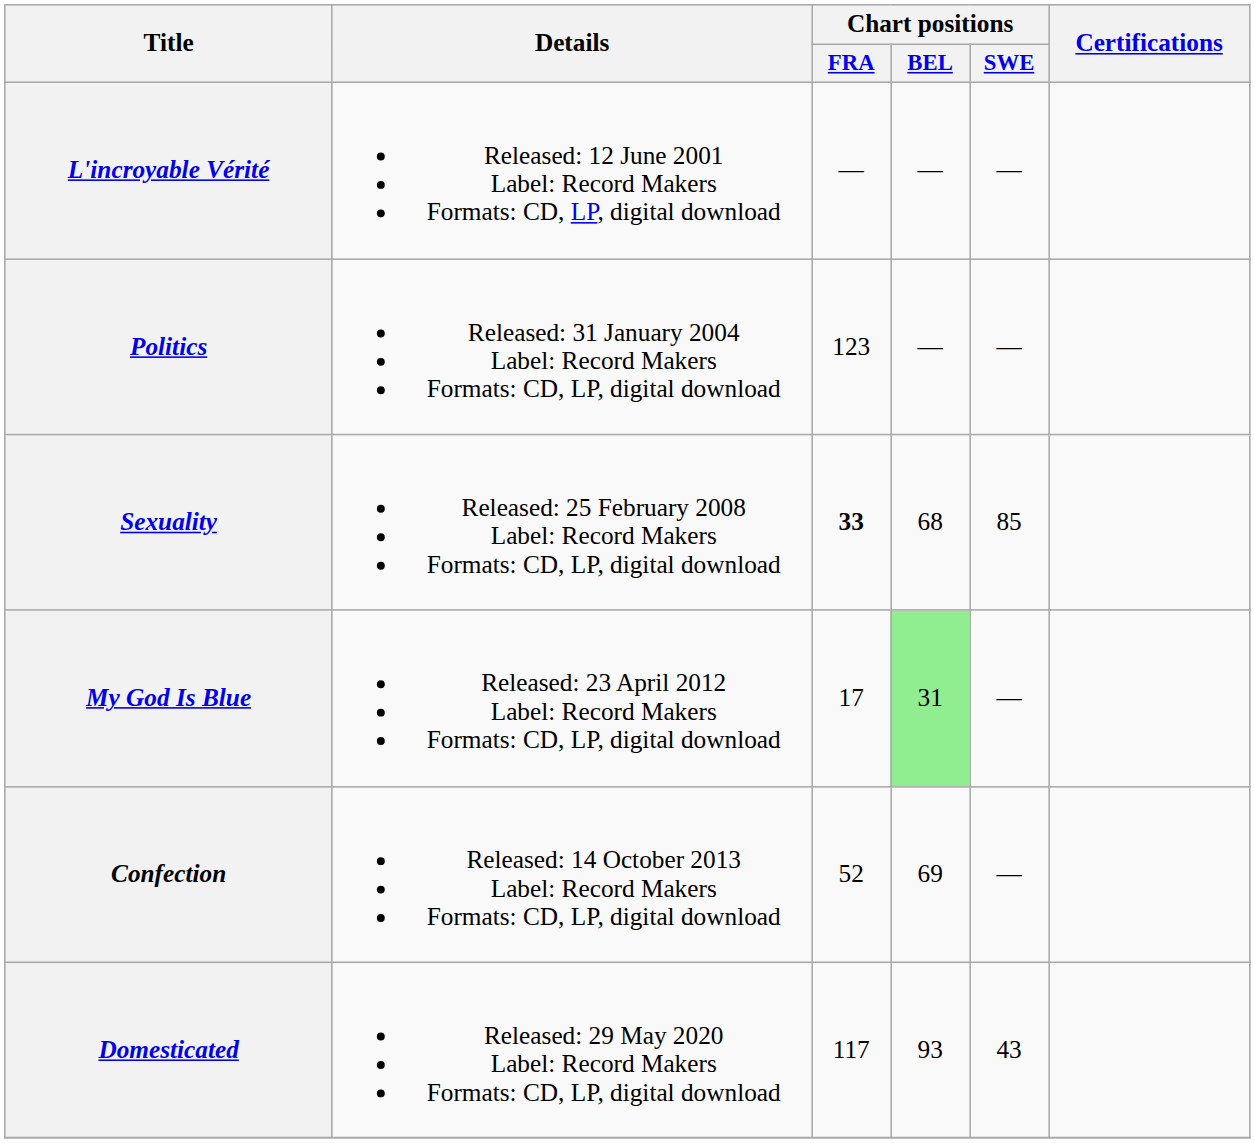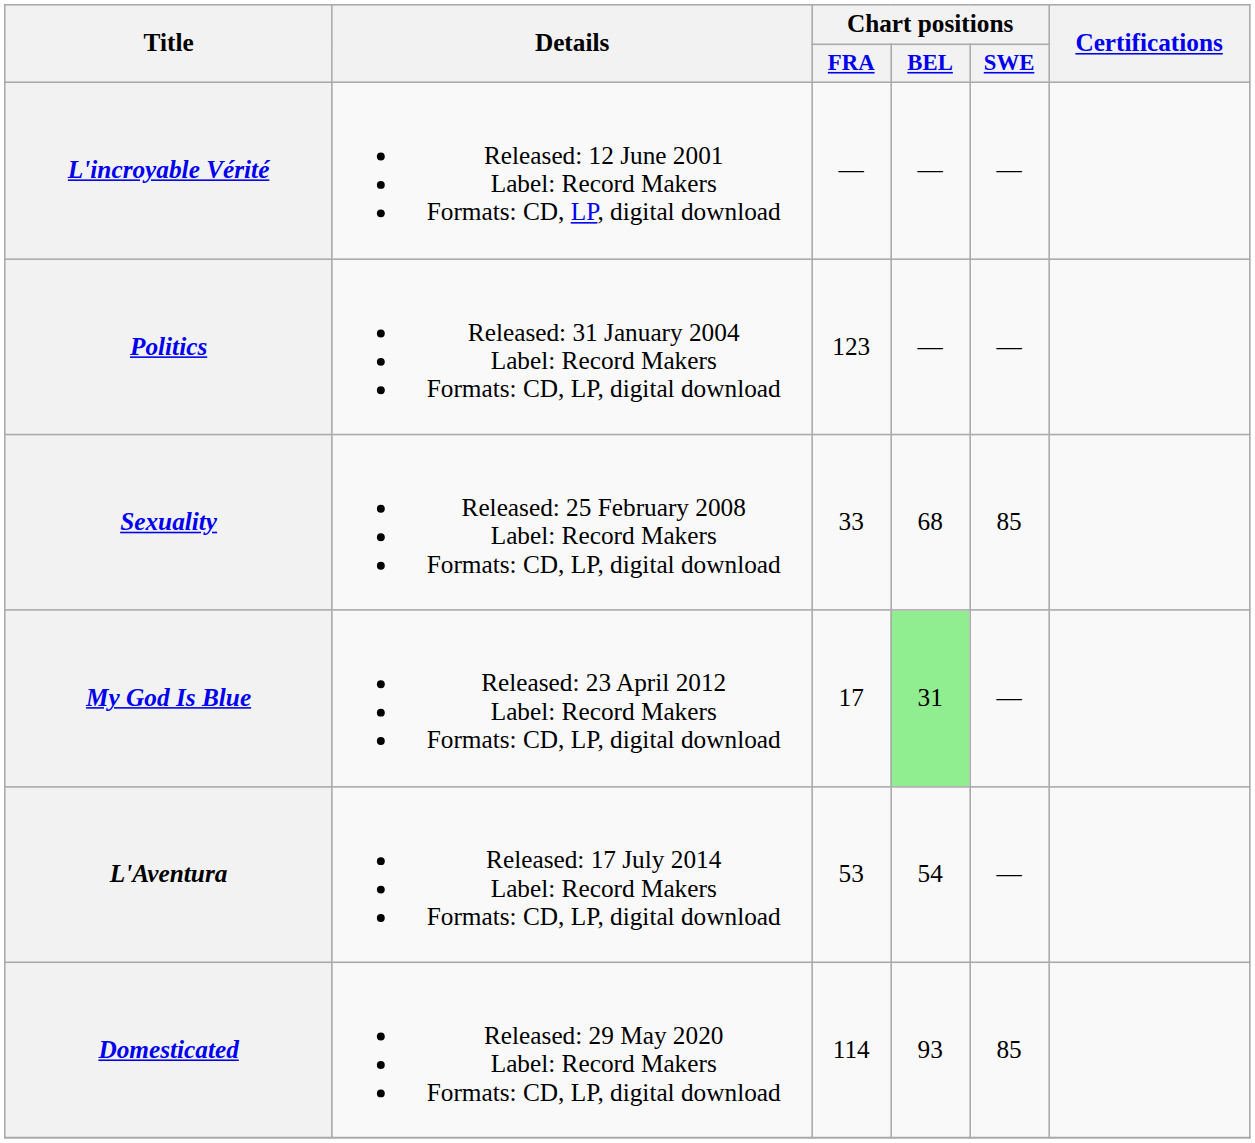(851, 522) bold -> (851, 522) normal
- row: (169, 873)
+ row: (169, 873)
(851, 1049) 117 -> (851, 1049) 114
(1009, 1049) 43 -> (1009, 1049) 85
